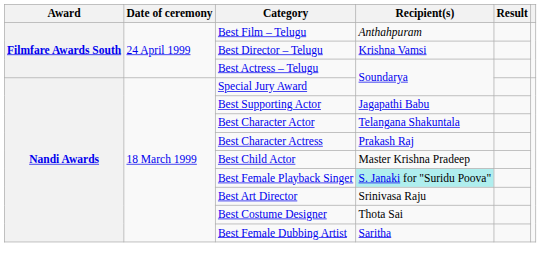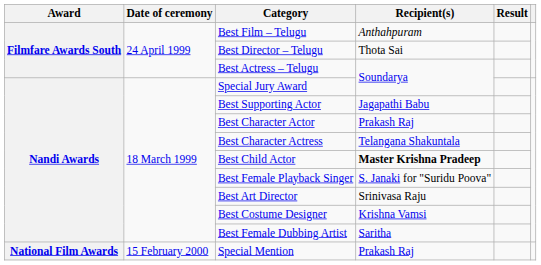(393, 50) Krishna Vamsi -> (381, 50) Thota Sai
(409, 123) Telangana Shakuntala -> (386, 123) Prakash Raj
(386, 141) Prakash Raj -> (409, 141) Telangana Shakuntala
(414, 159) normal -> (420, 159) bold
(425, 178) paleturquoise background -> (425, 178) no background
(381, 214) Thota Sai -> (393, 214) Krishna Vamsi
+ row: (256, 251)
